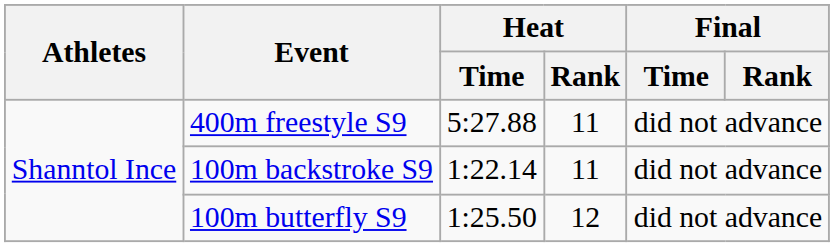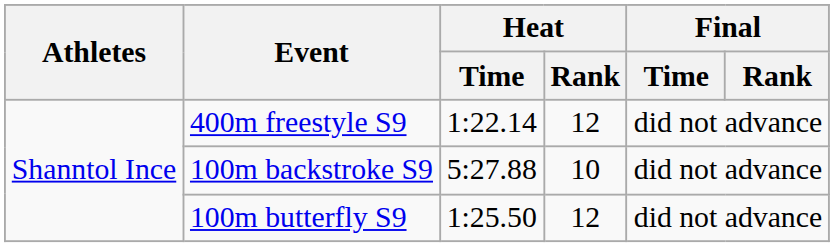(492, 122) 5:27.88 -> (492, 122) 1:22.14
(585, 122) 11 -> (585, 122) 12
(492, 169) 1:22.14 -> (492, 169) 5:27.88
(585, 169) 11 -> (585, 169) 10
